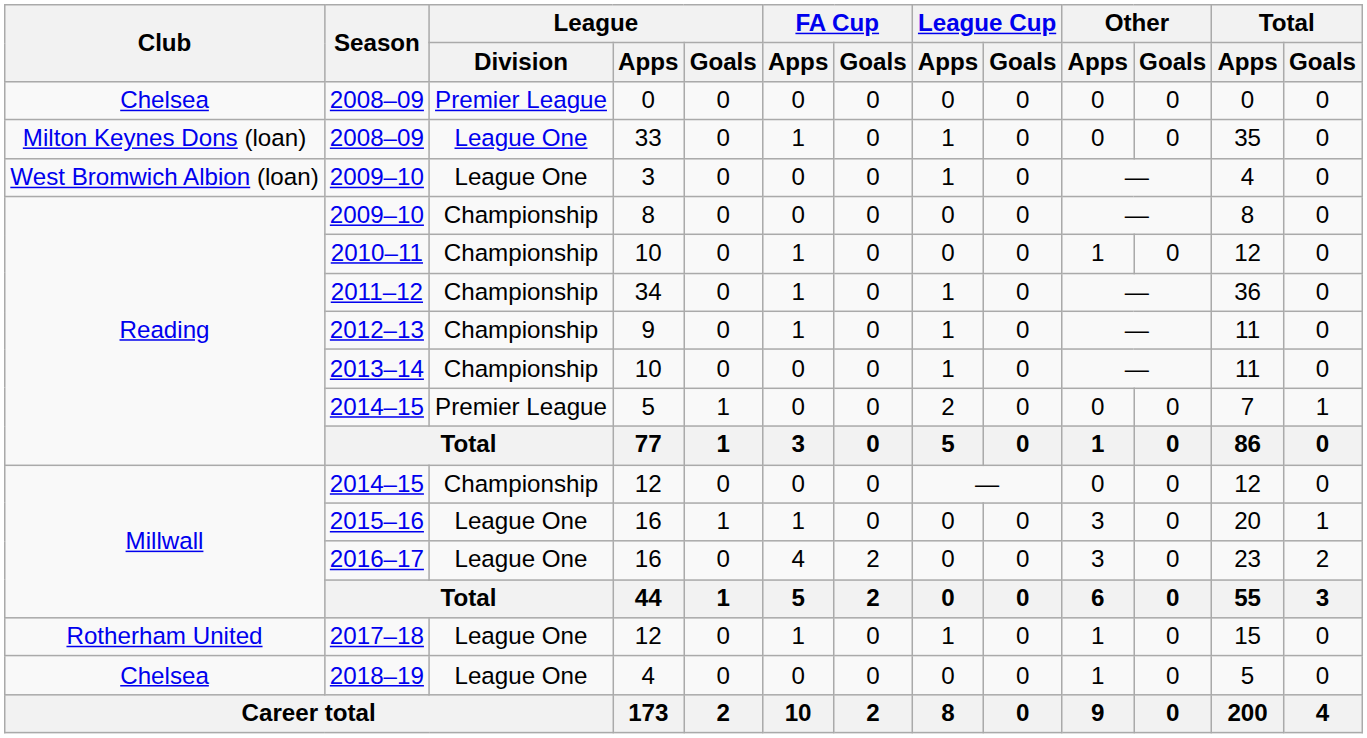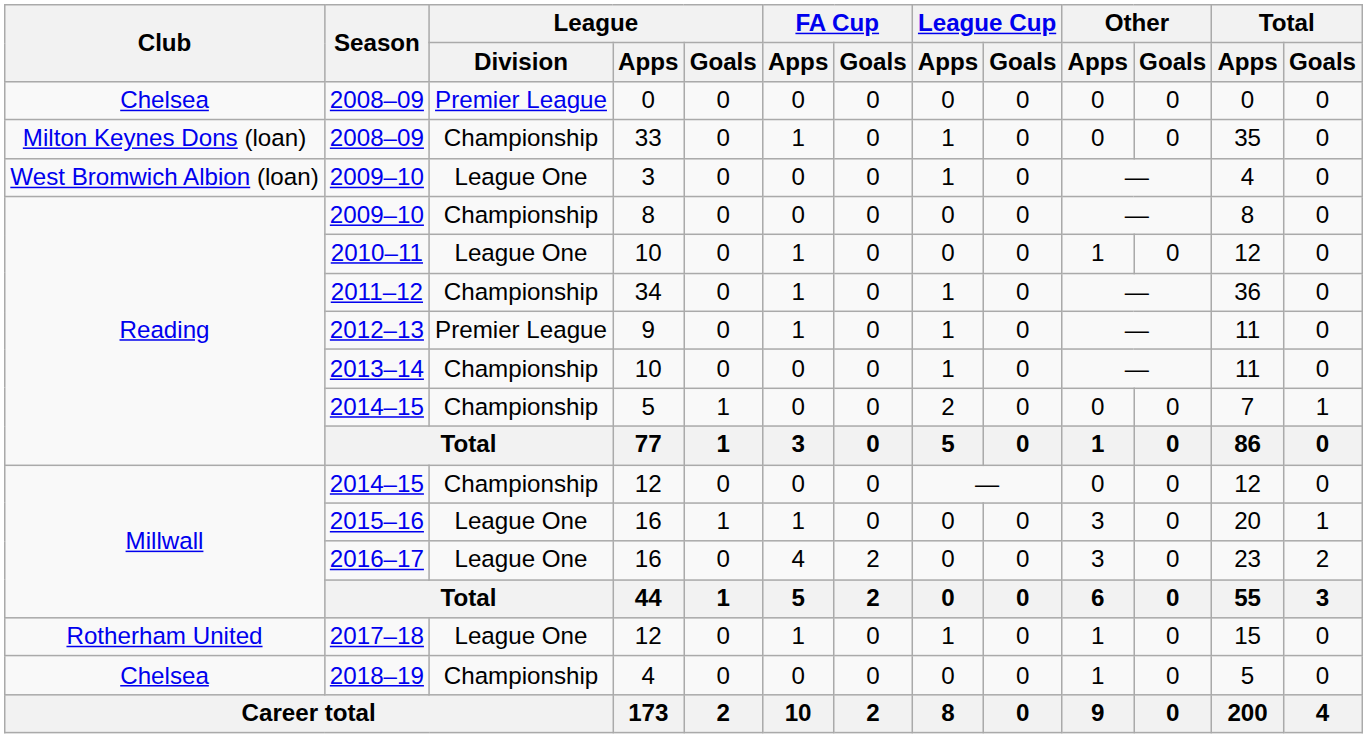(521, 138) League One -> (521, 138) Championship
(521, 253) Championship -> (521, 253) League One
(521, 330) Championship -> (521, 330) Premier League
(521, 406) Premier League -> (521, 406) Championship
(521, 675) League One -> (521, 675) Championship
